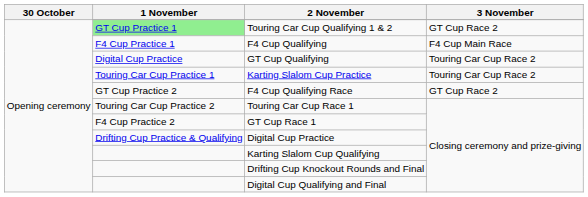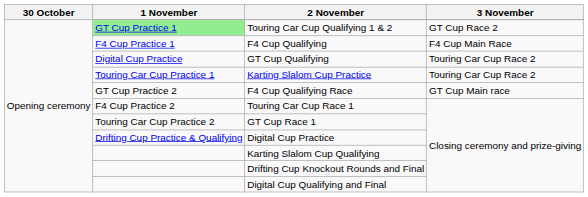(463, 90) GT Cup Race 2 -> (469, 90) GT Cup Main race
(155, 106) Touring Car Cup Practice 2 -> (135, 106) F4 Cup Practice 2
(135, 121) F4 Cup Practice 2 -> (155, 121) Touring Car Cup Practice 2
